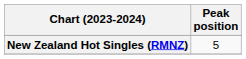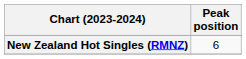(216, 44) 5 -> (216, 44) 6
